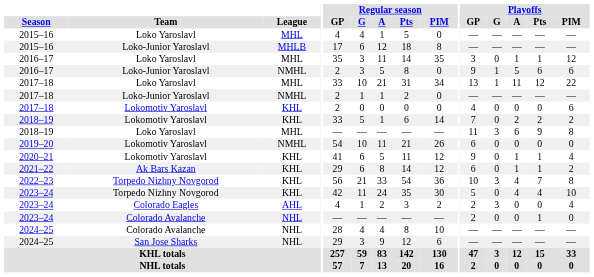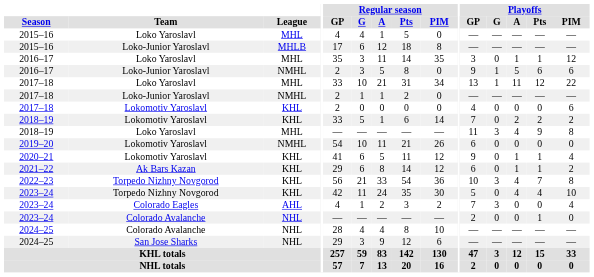(517, 132) 6 -> (517, 132) 4
(473, 205) 2 -> (473, 205) 7
